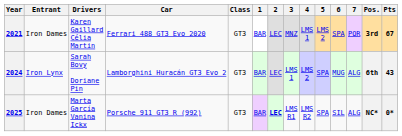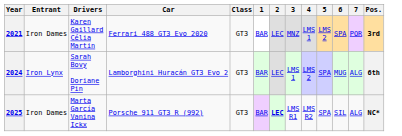- column: (390, 10)
